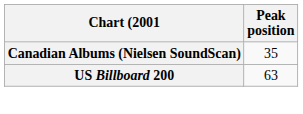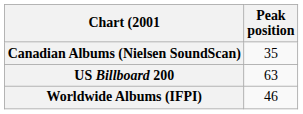+ row: (124, 97)
